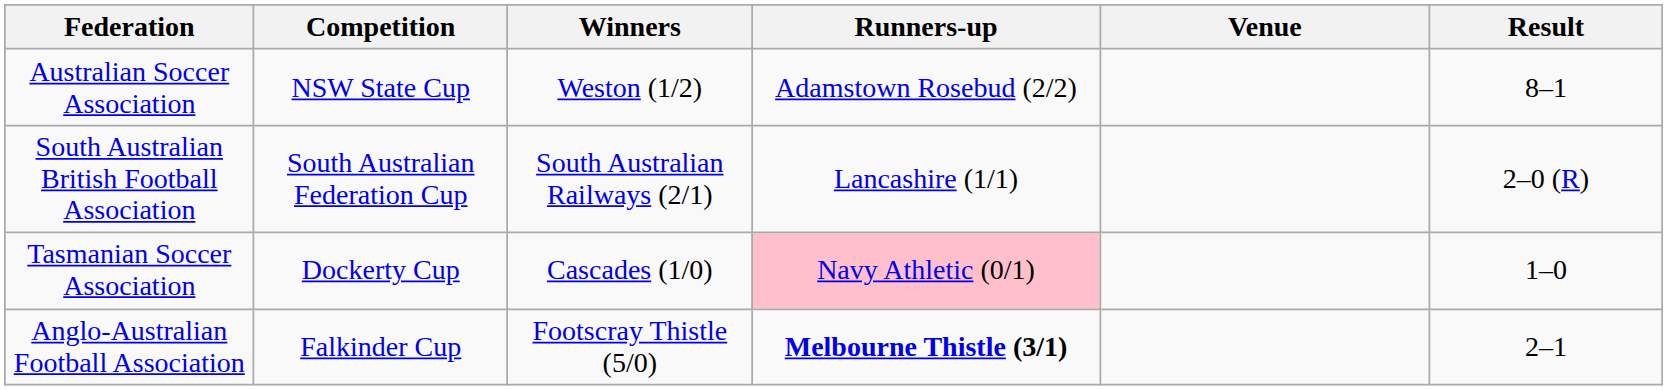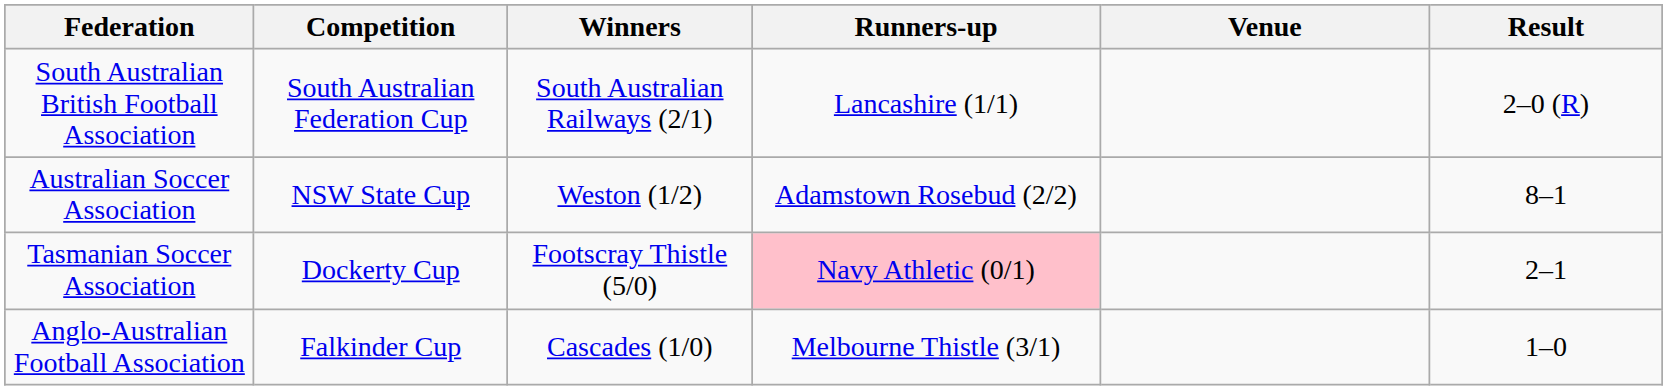rows swapped: (129, 86) <-> (129, 178)
(630, 270) Cascades (1/0) -> (630, 270) Footscray Thistle (5/0)
(1546, 270) 1–0 -> (1546, 270) 2–1
(630, 346) Footscray Thistle (5/0) -> (630, 346) Cascades (1/0)
(926, 346) bold -> (926, 346) normal
(1546, 346) 2–1 -> (1546, 346) 1–0
